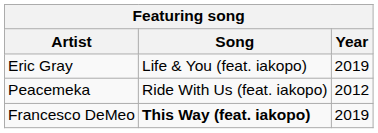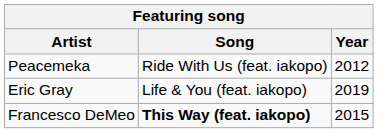rows swapped: (49, 90) <-> (40, 66)
(352, 115) 2019 -> (352, 115) 2015
